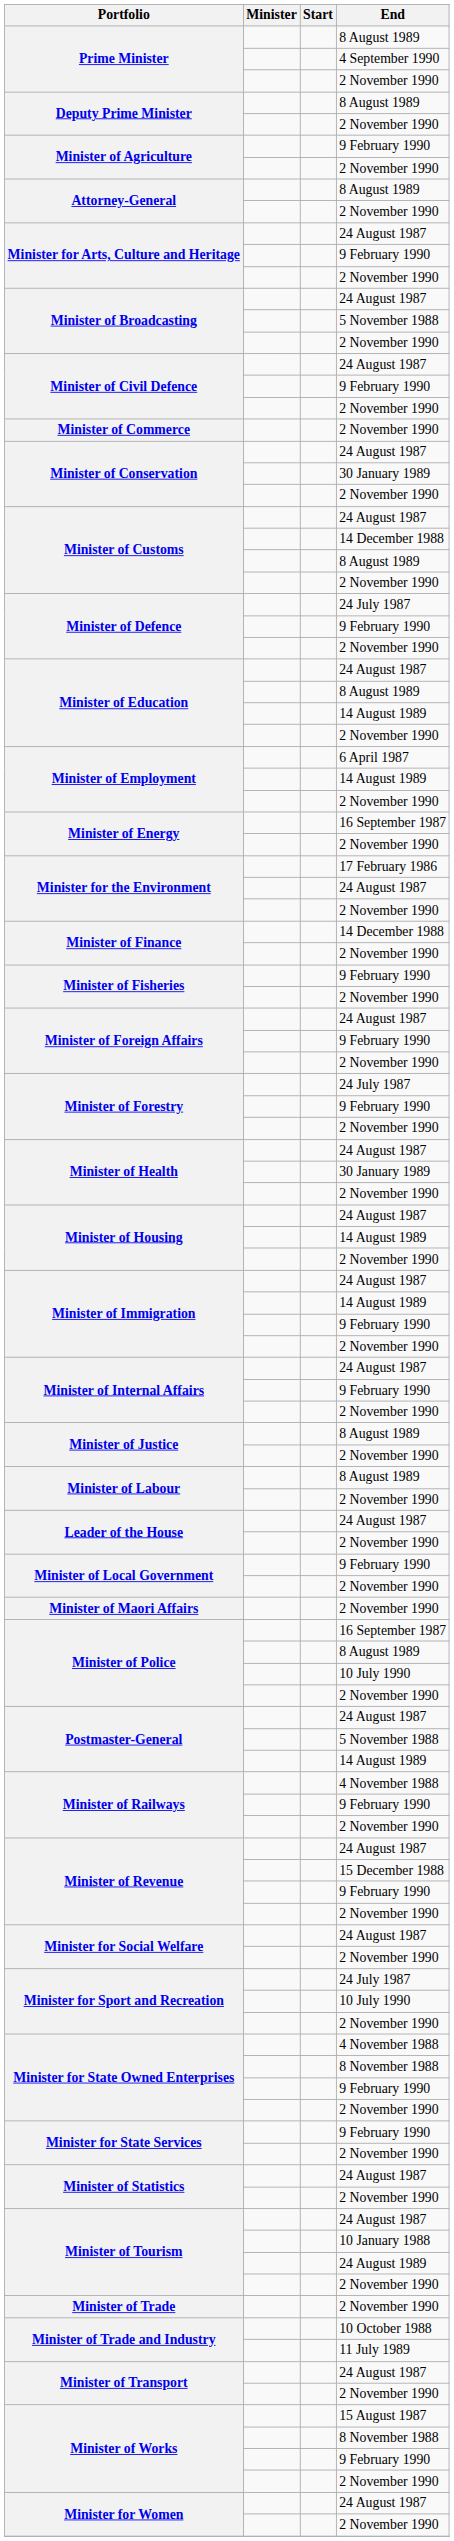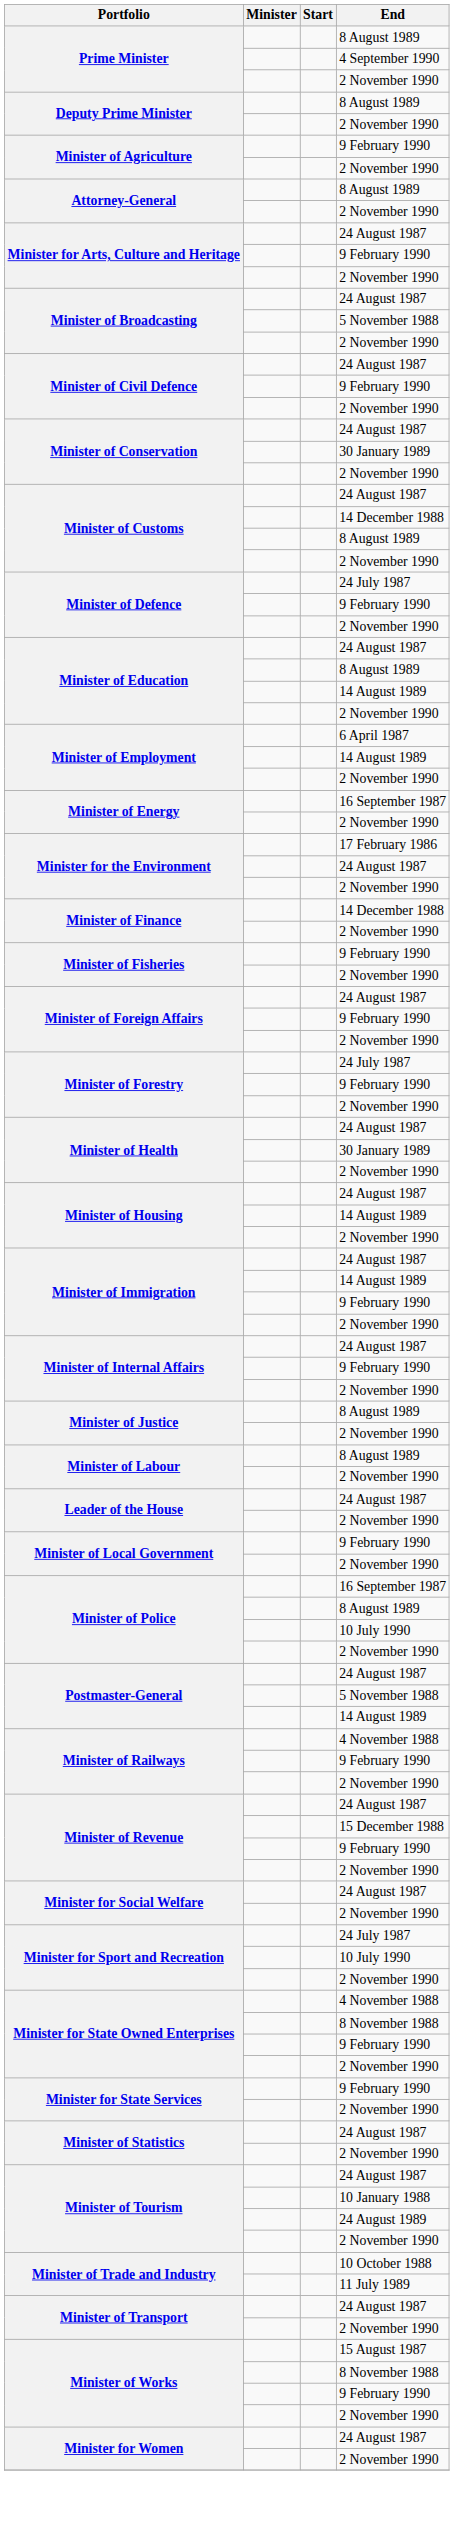- row: (124, 430)
- row: (124, 1608)
- row: (124, 2306)
